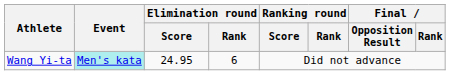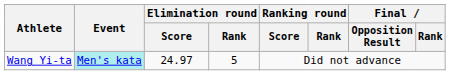(177, 60) 24.95 -> (177, 60) 24.97
(234, 60) 6 -> (234, 60) 5
